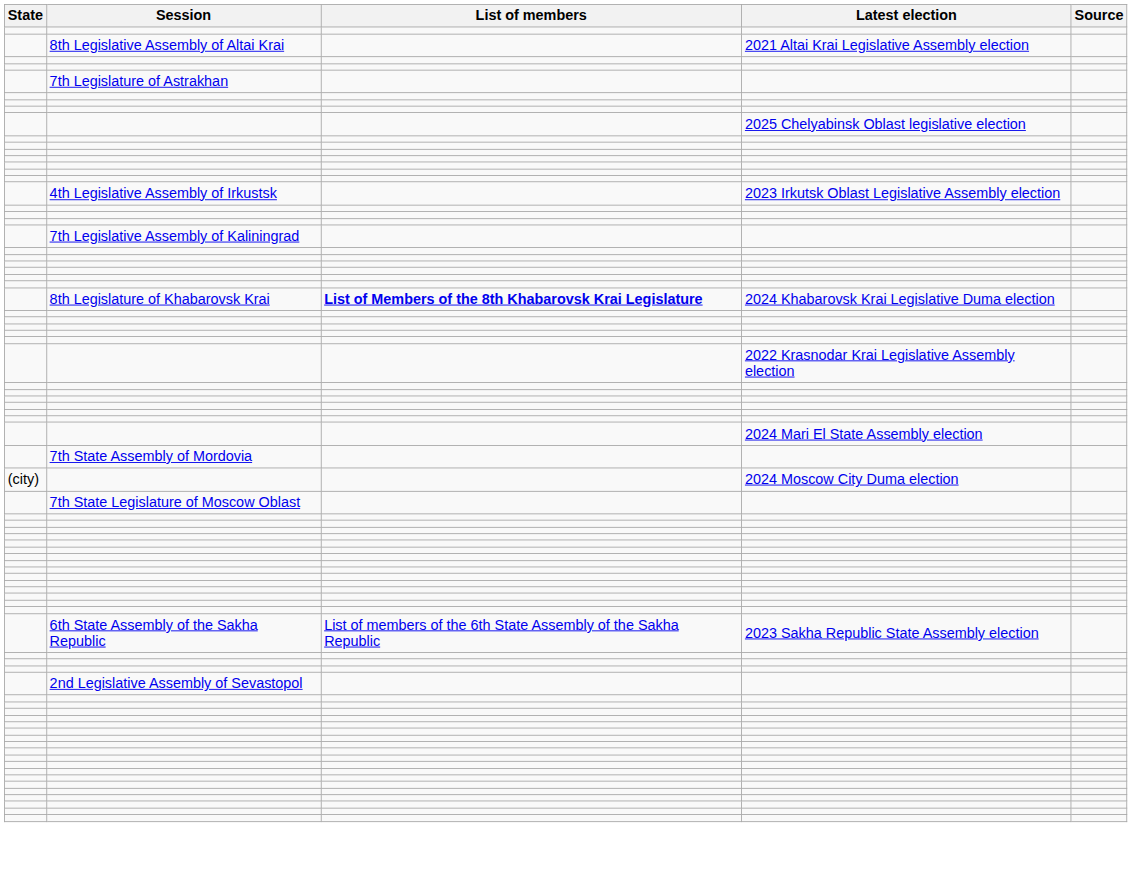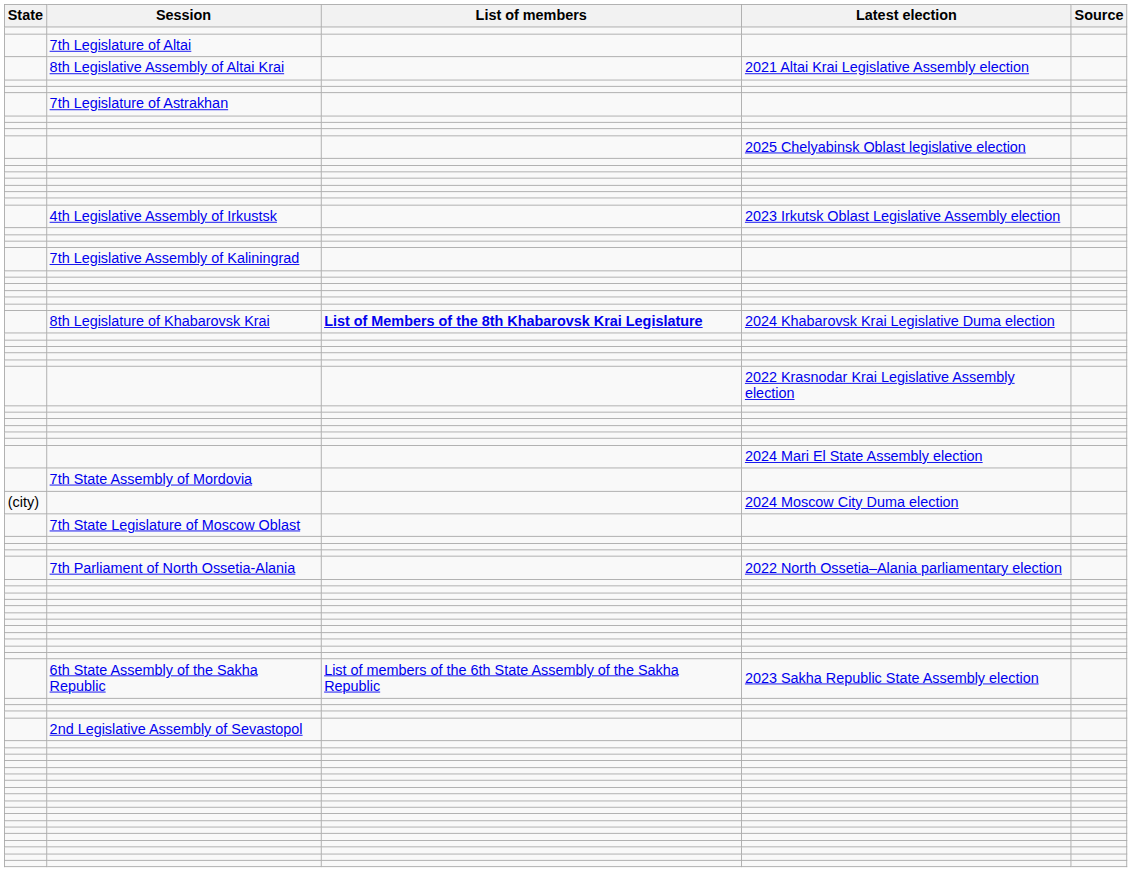+ row: (120, 45)
+ row: (172, 567)
